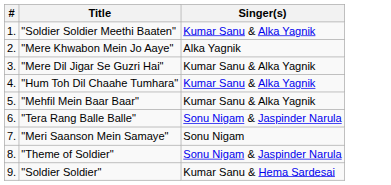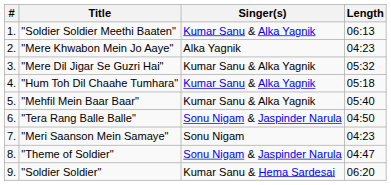+ column: (365, 13)
